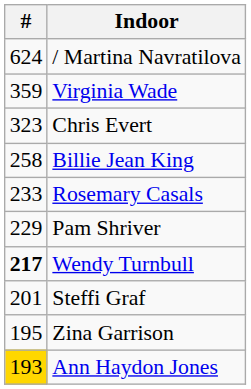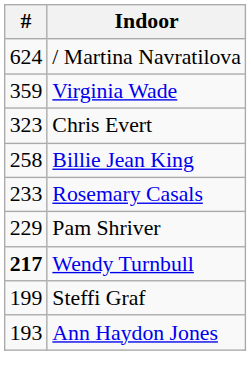(26, 297) 201 -> (26, 297) 199
- row: (113, 332)
(26, 366) gold background -> (26, 332) no background
